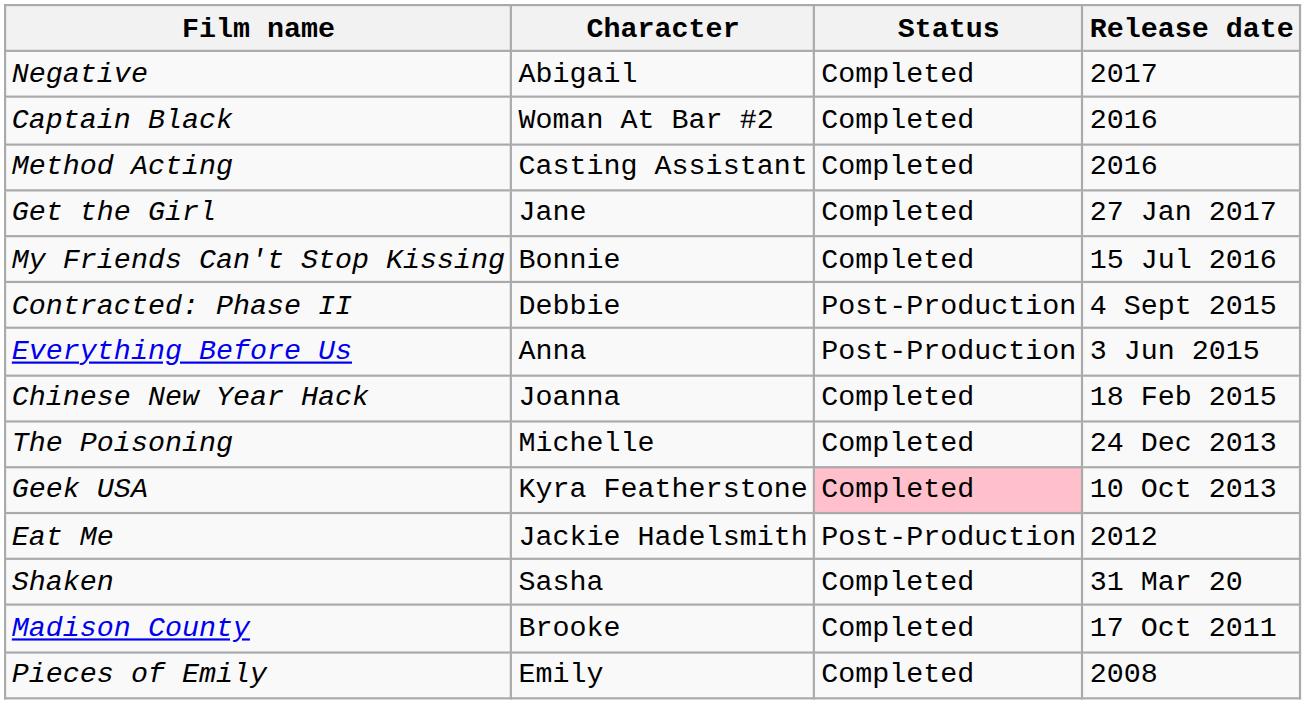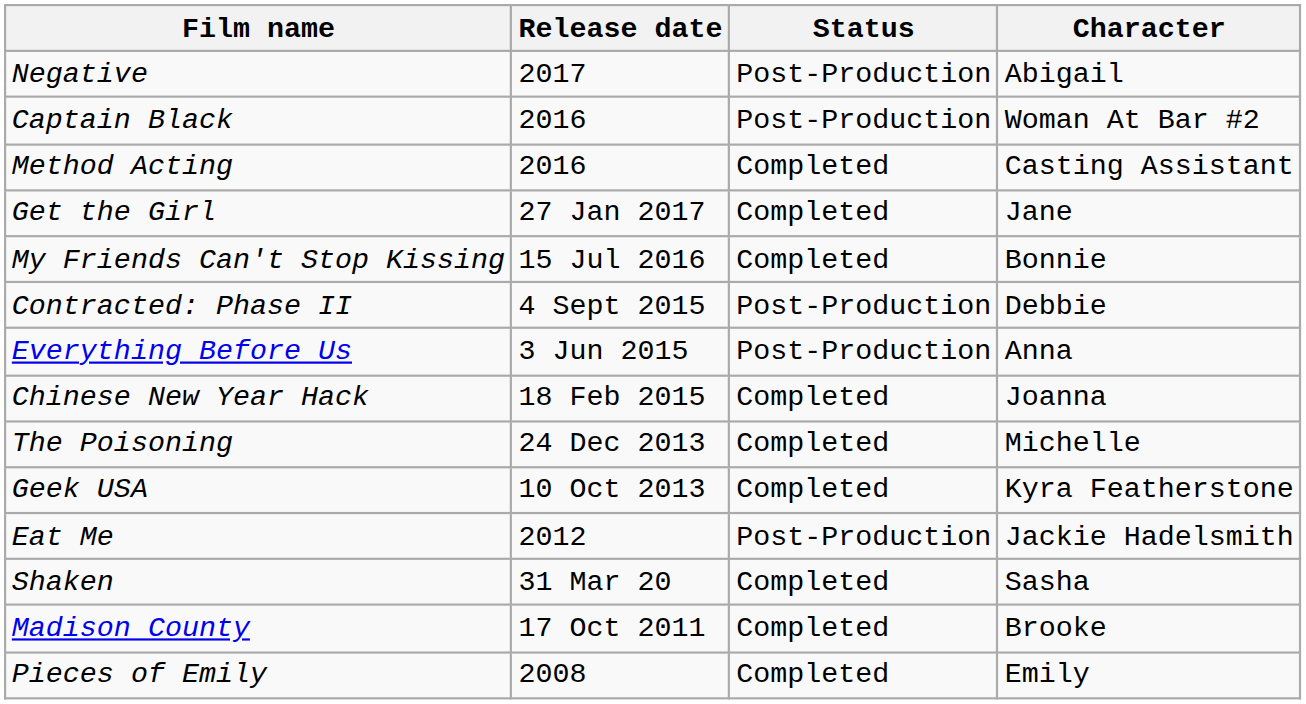columns swapped: (663, 28) <-> (1192, 28)
(898, 74) Completed -> (864, 74) Post-Production
(898, 121) Completed -> (864, 121) Post-Production
(898, 490) pink background -> (813, 490) no background
